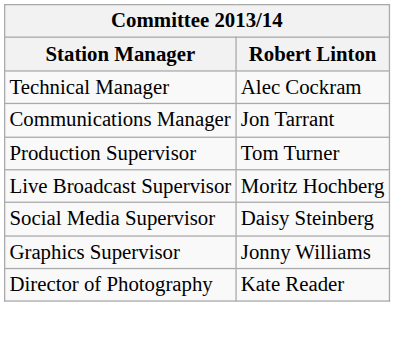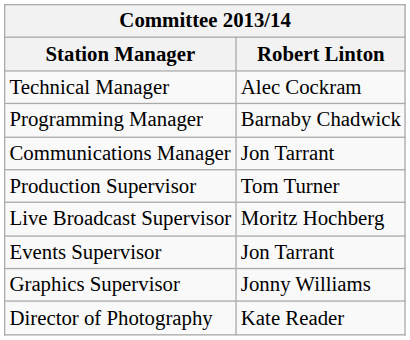+ row: (106, 119)
+ row: (85, 251)
- row: (112, 218)
